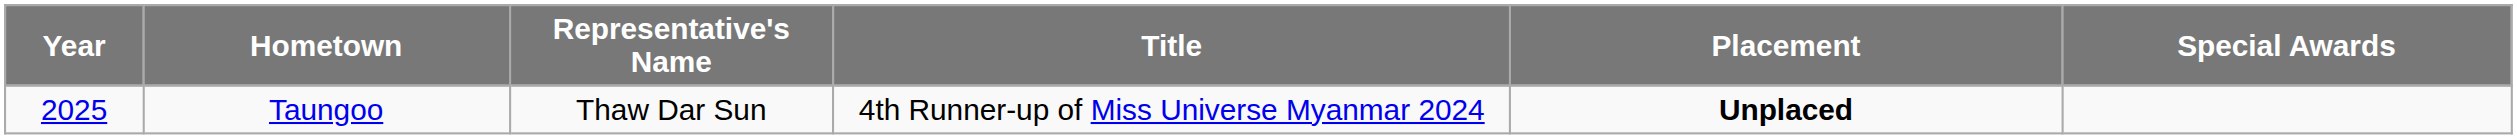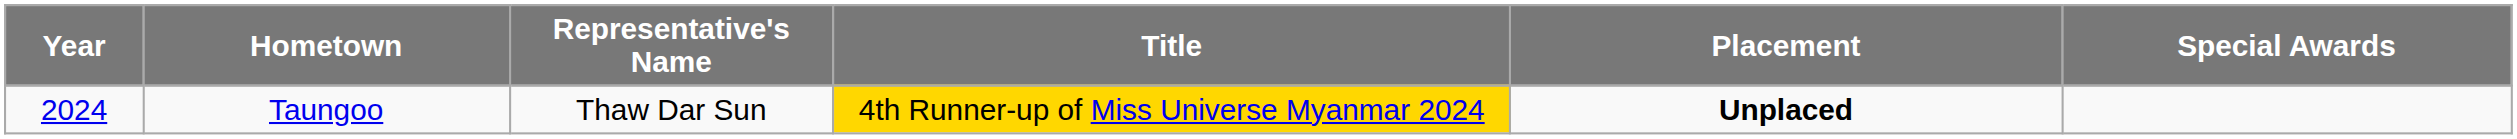(74, 109) 2025 -> (74, 109) 2024
(1172, 109) no background -> (1172, 109) gold background
